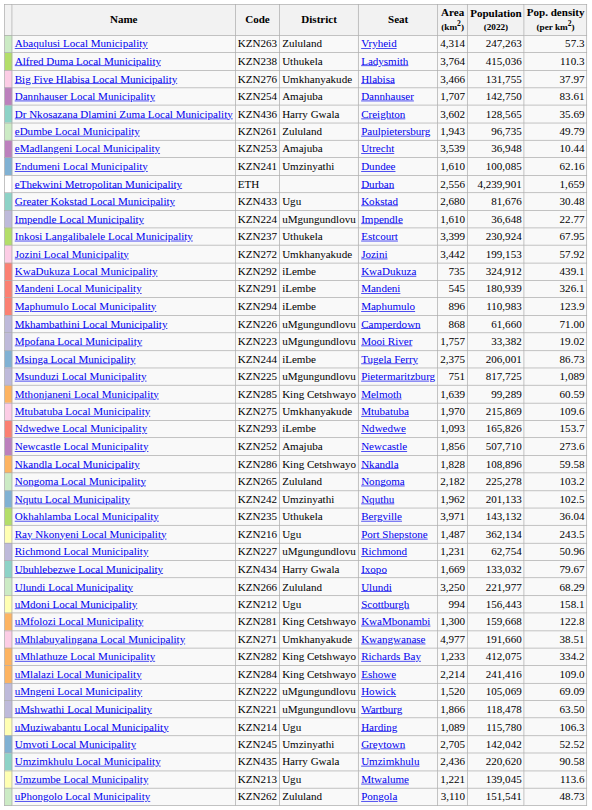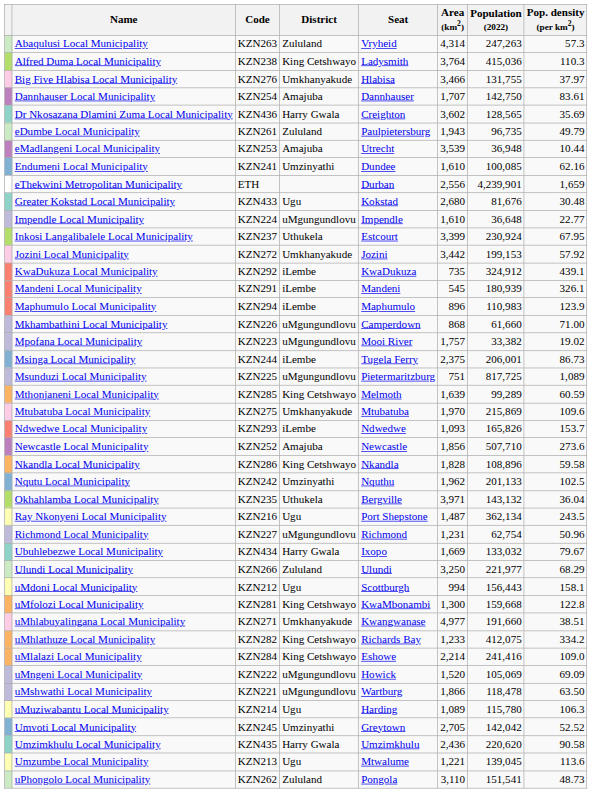(302, 61) Uthukela -> (319, 61) King Cetshwayo
- row: (80, 481)
